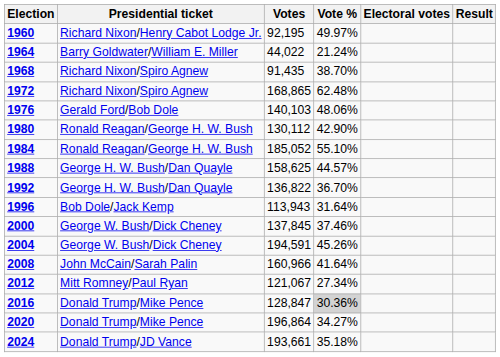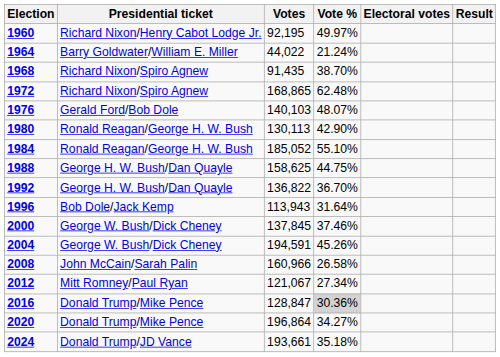(337, 110) 48.06% -> (337, 110) 48.07%
(289, 129) 130,112 -> (289, 129) 130,113
(337, 168) 44.57% -> (337, 168) 44.75%
(337, 264) 41.64% -> (337, 264) 26.58%
